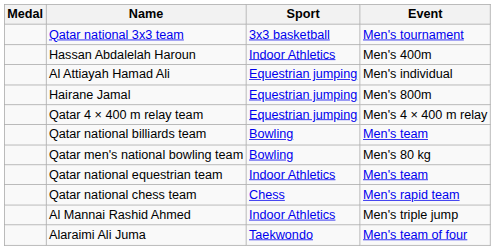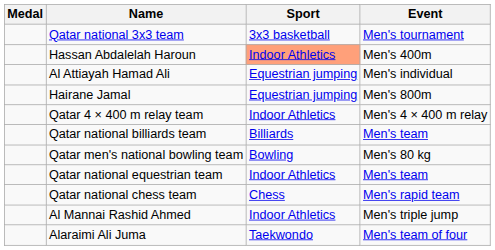(292, 54) no background -> (292, 54) lightsalmon background
(303, 114) Equestrian jumping -> (292, 114) Indoor Athletics
(271, 134) Bowling -> (271, 134) Billiards
